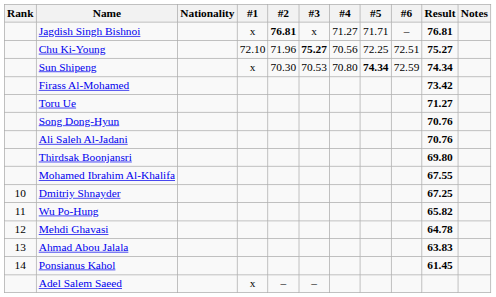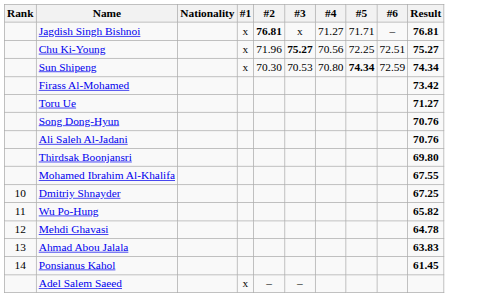- column: (474, 13)
(253, 49) 72.10 -> (245, 49) x
